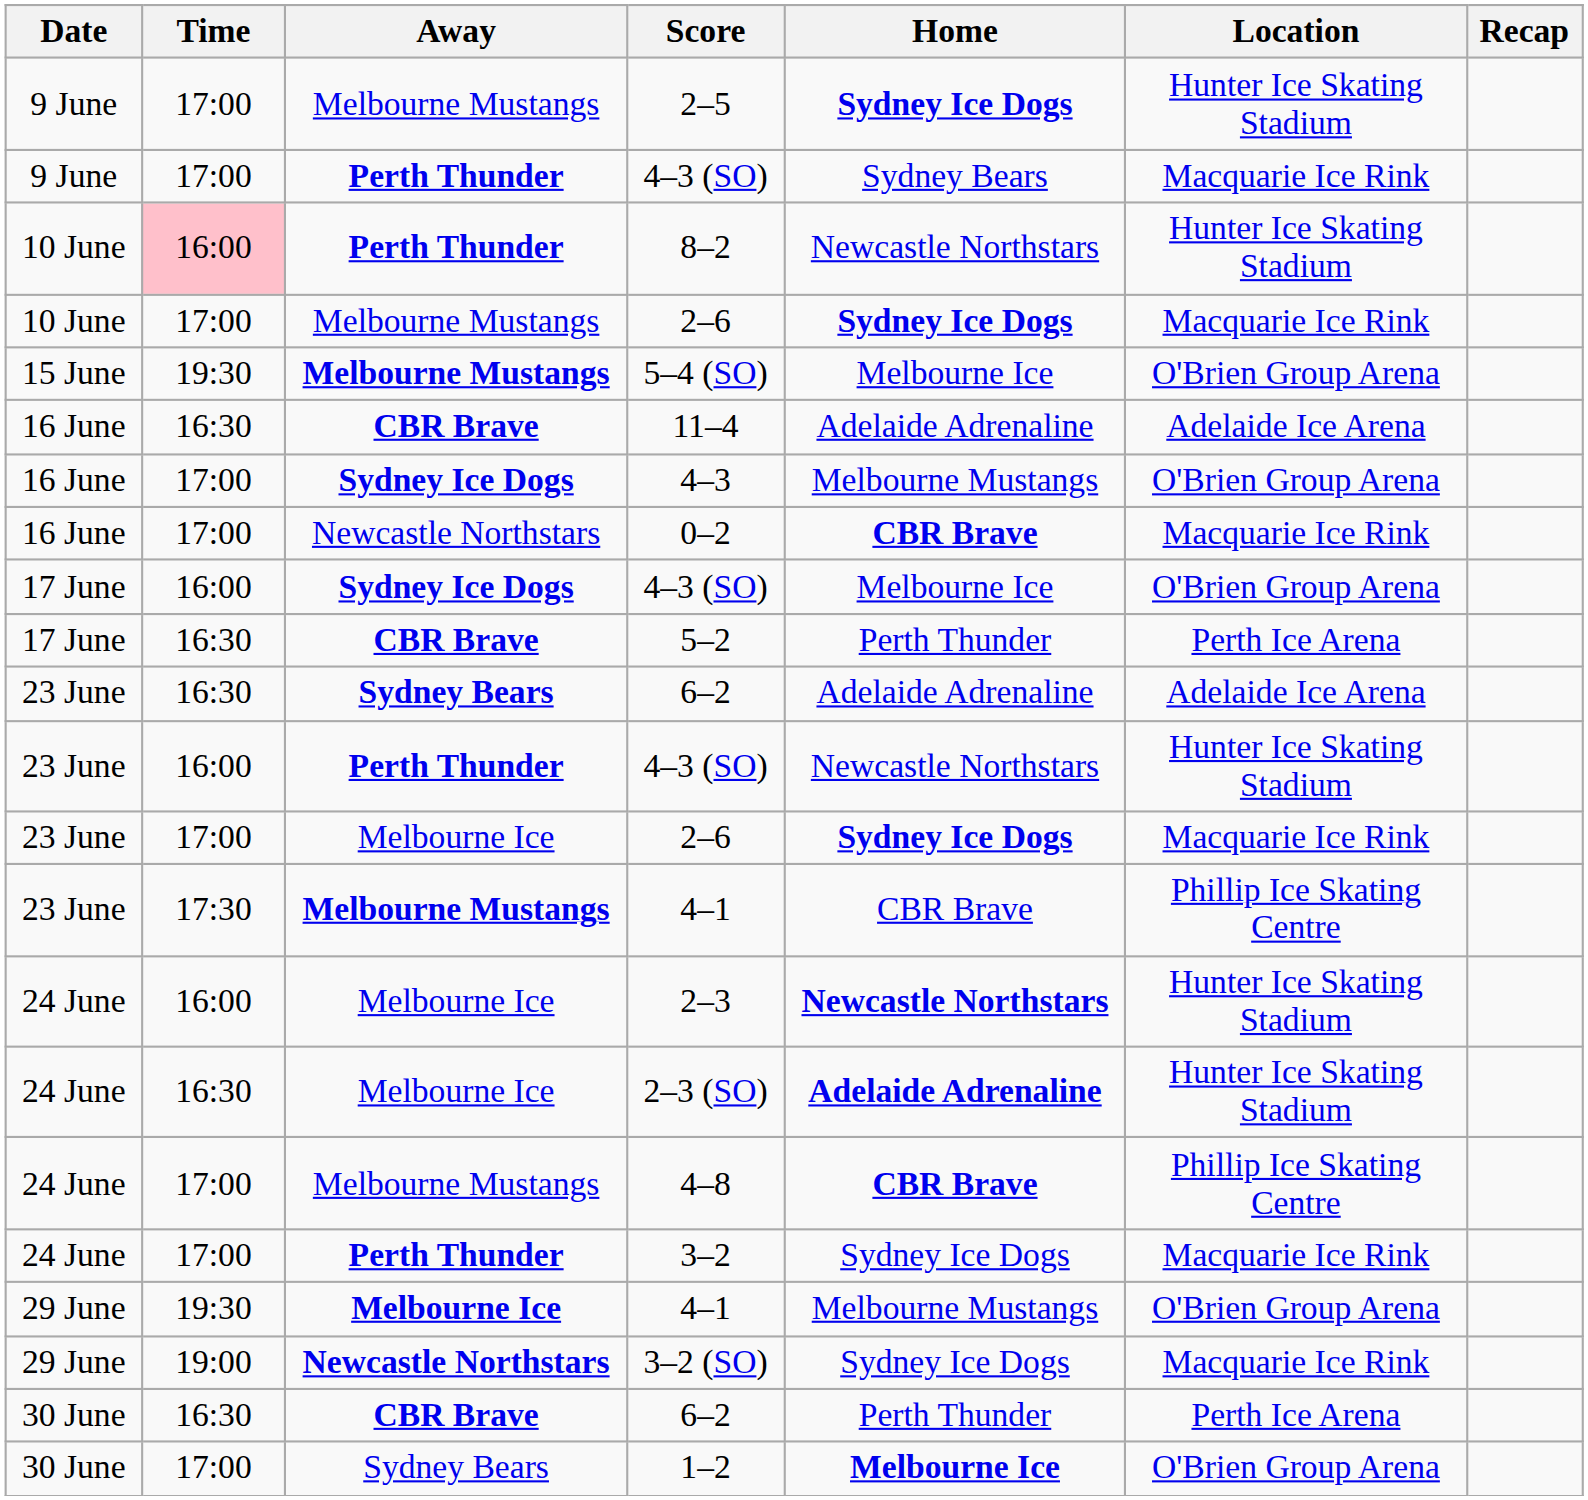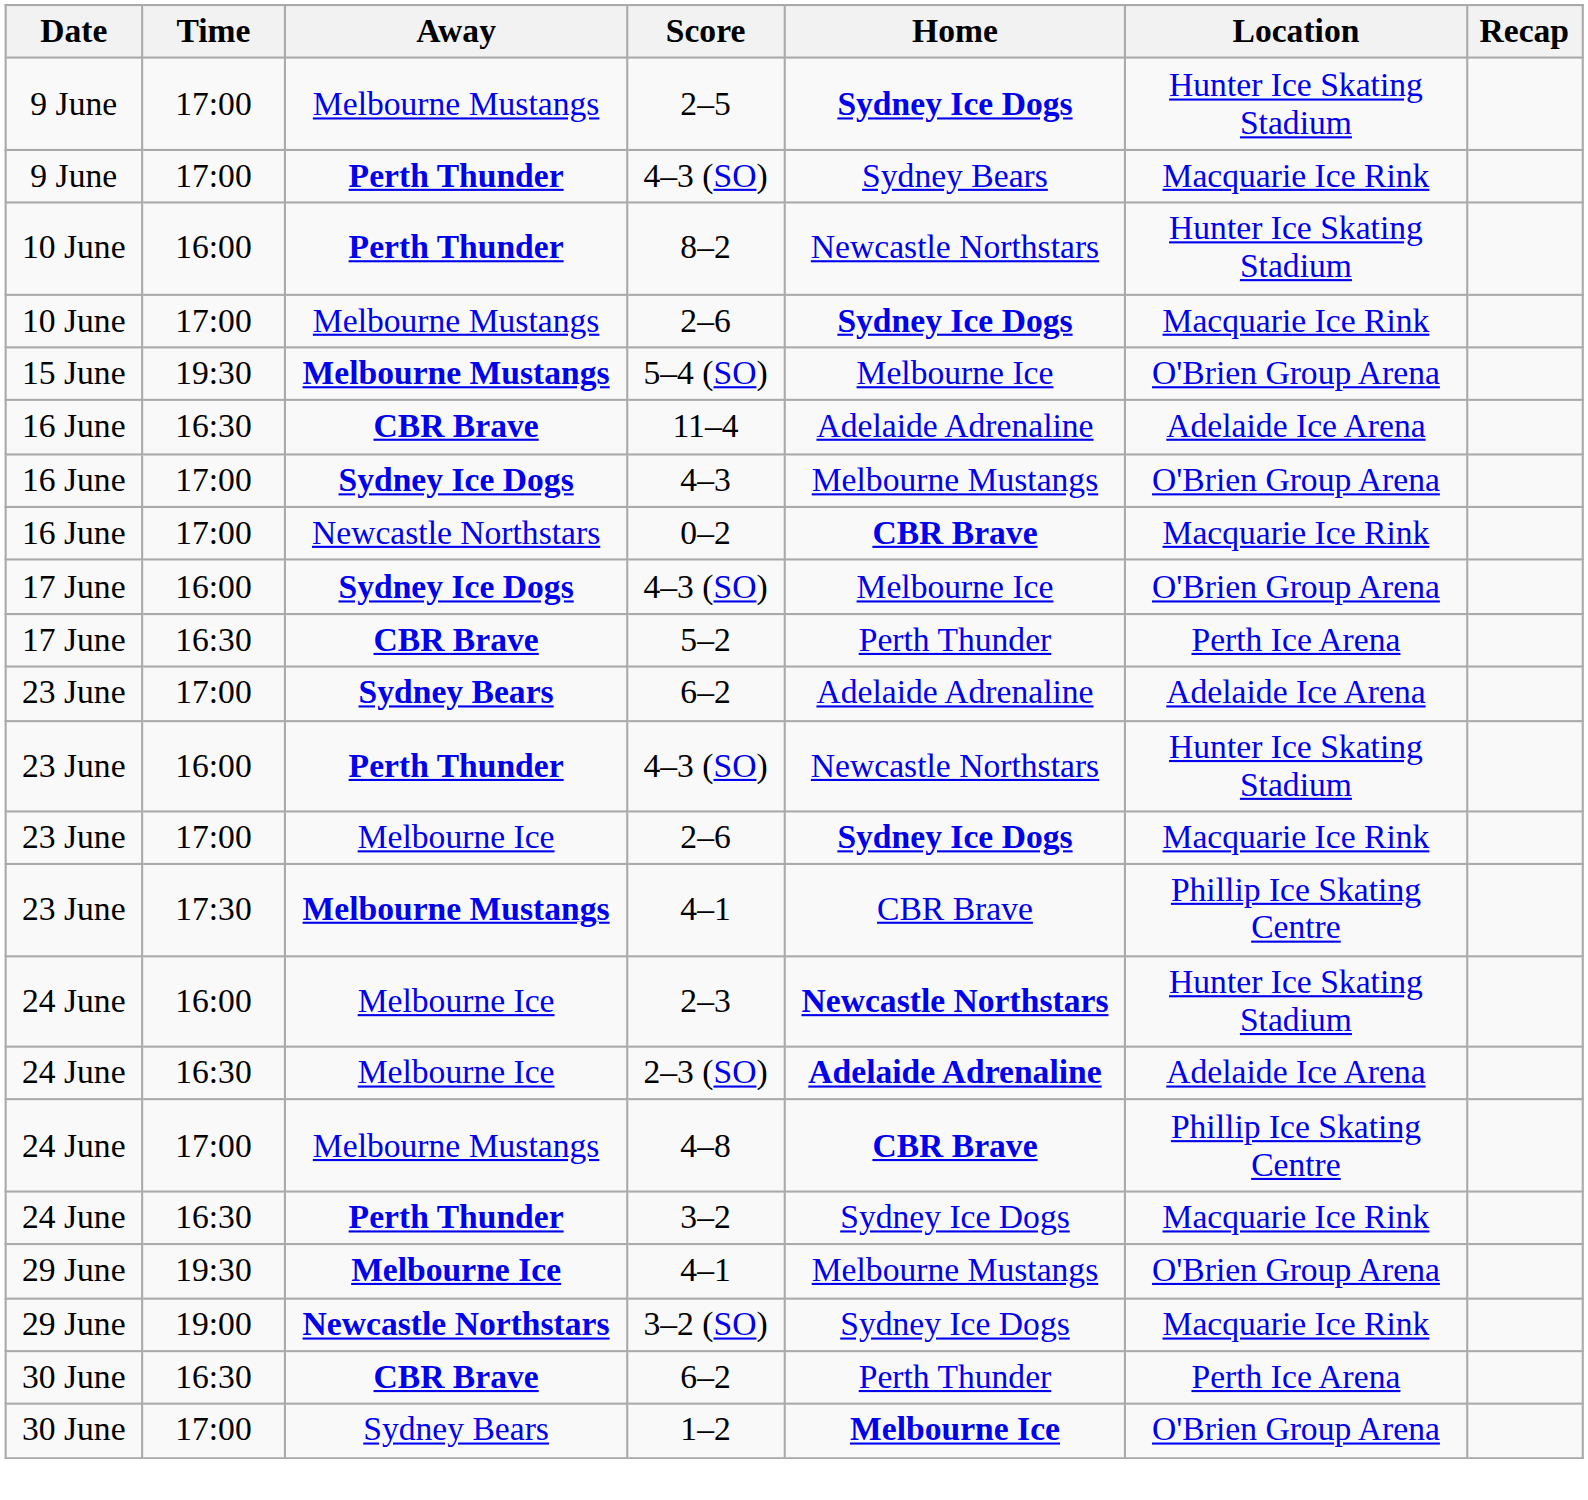(213, 247) pink background -> (213, 247) no background
(213, 692) 16:30 -> (213, 692) 17:00
(1296, 1091) Hunter Ice Skating Stadium -> (1296, 1072) Adelaide Ice Arena
(213, 1254) 17:00 -> (213, 1217) 16:30
